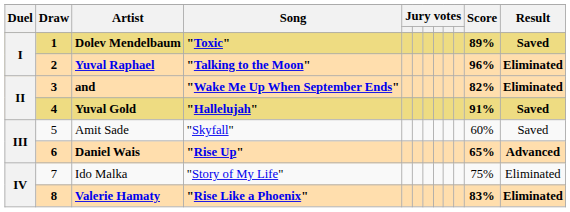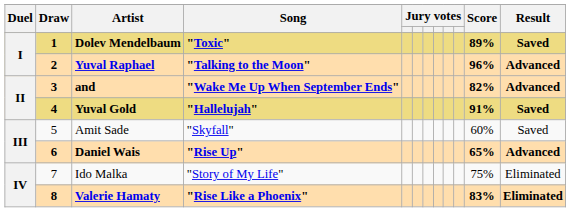(533, 65) Eliminated -> (533, 65) Advanced
(533, 87) Eliminated -> (533, 87) Advanced
